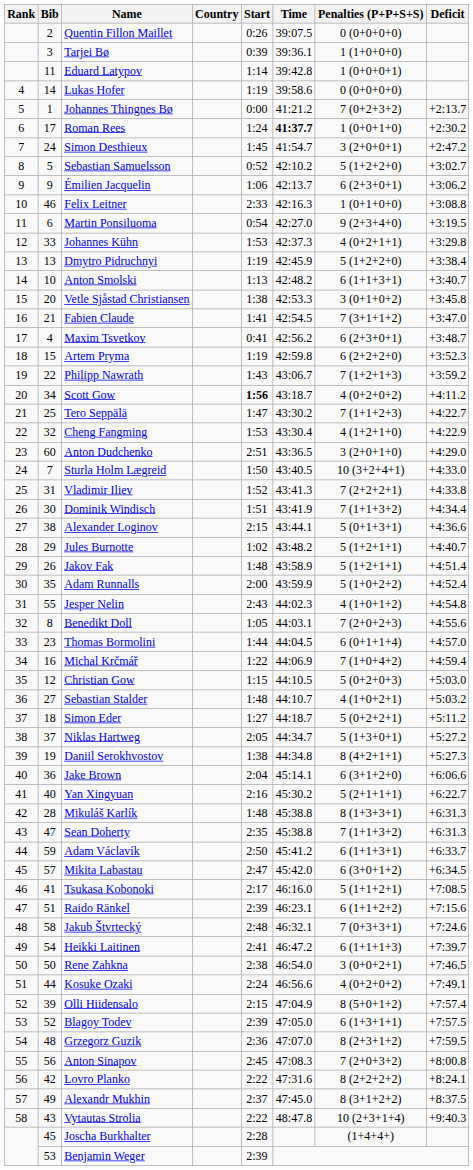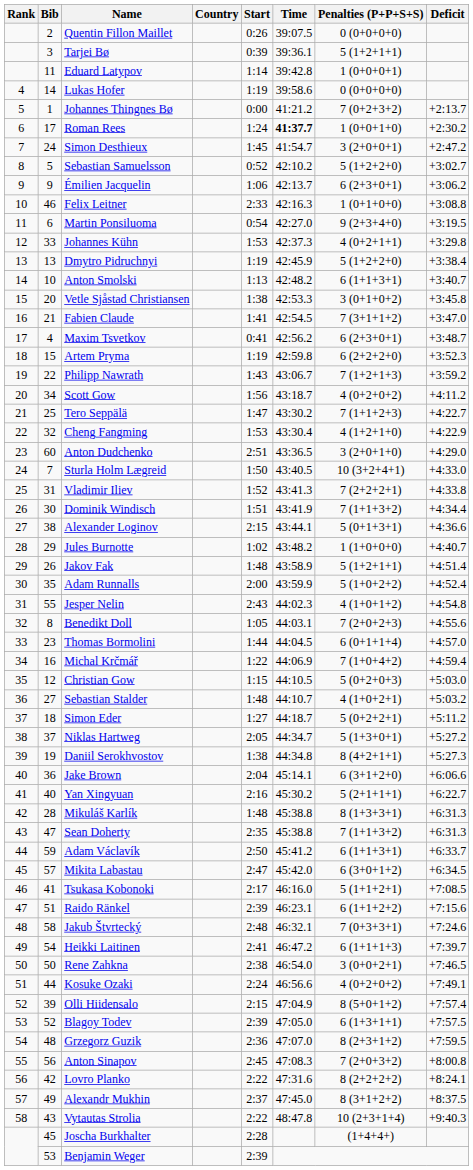(371, 52) 1 (1+0+0+0) -> (371, 52) 5 (1+2+1+1)
(257, 394) bold -> (257, 394) normal
(371, 546) 5 (1+2+1+1) -> (371, 546) 1 (1+0+0+0)
